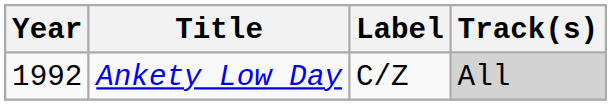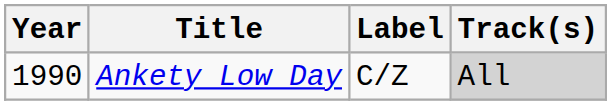(47, 77) 1992 -> (47, 77) 1990
